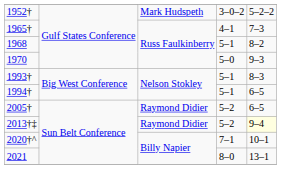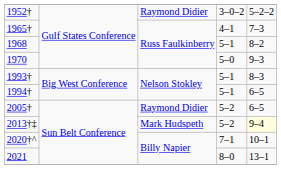(172, 12) Mark Hudspeth -> (174, 12) Raymond Didier
(174, 124) Raymond Didier -> (172, 124) Mark Hudspeth
